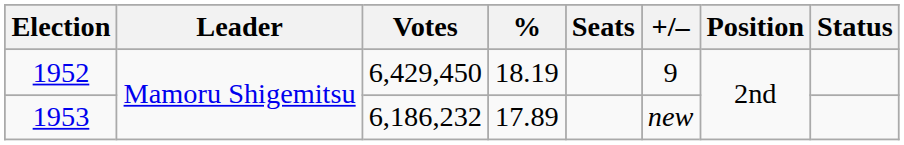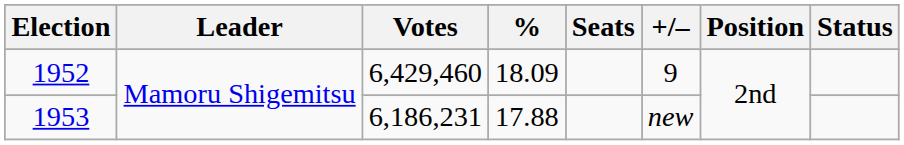(425, 71) 6,429,450 -> (425, 71) 6,429,460
(527, 71) 18.19 -> (527, 71) 18.09
(425, 116) 6,186,232 -> (425, 116) 6,186,231
(527, 116) 17.89 -> (527, 116) 17.88
